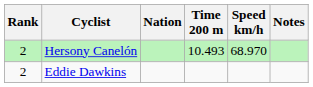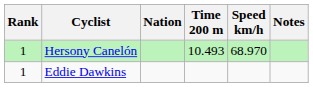(23, 51) 2 -> (23, 51) 1
(23, 72) 2 -> (23, 72) 1
